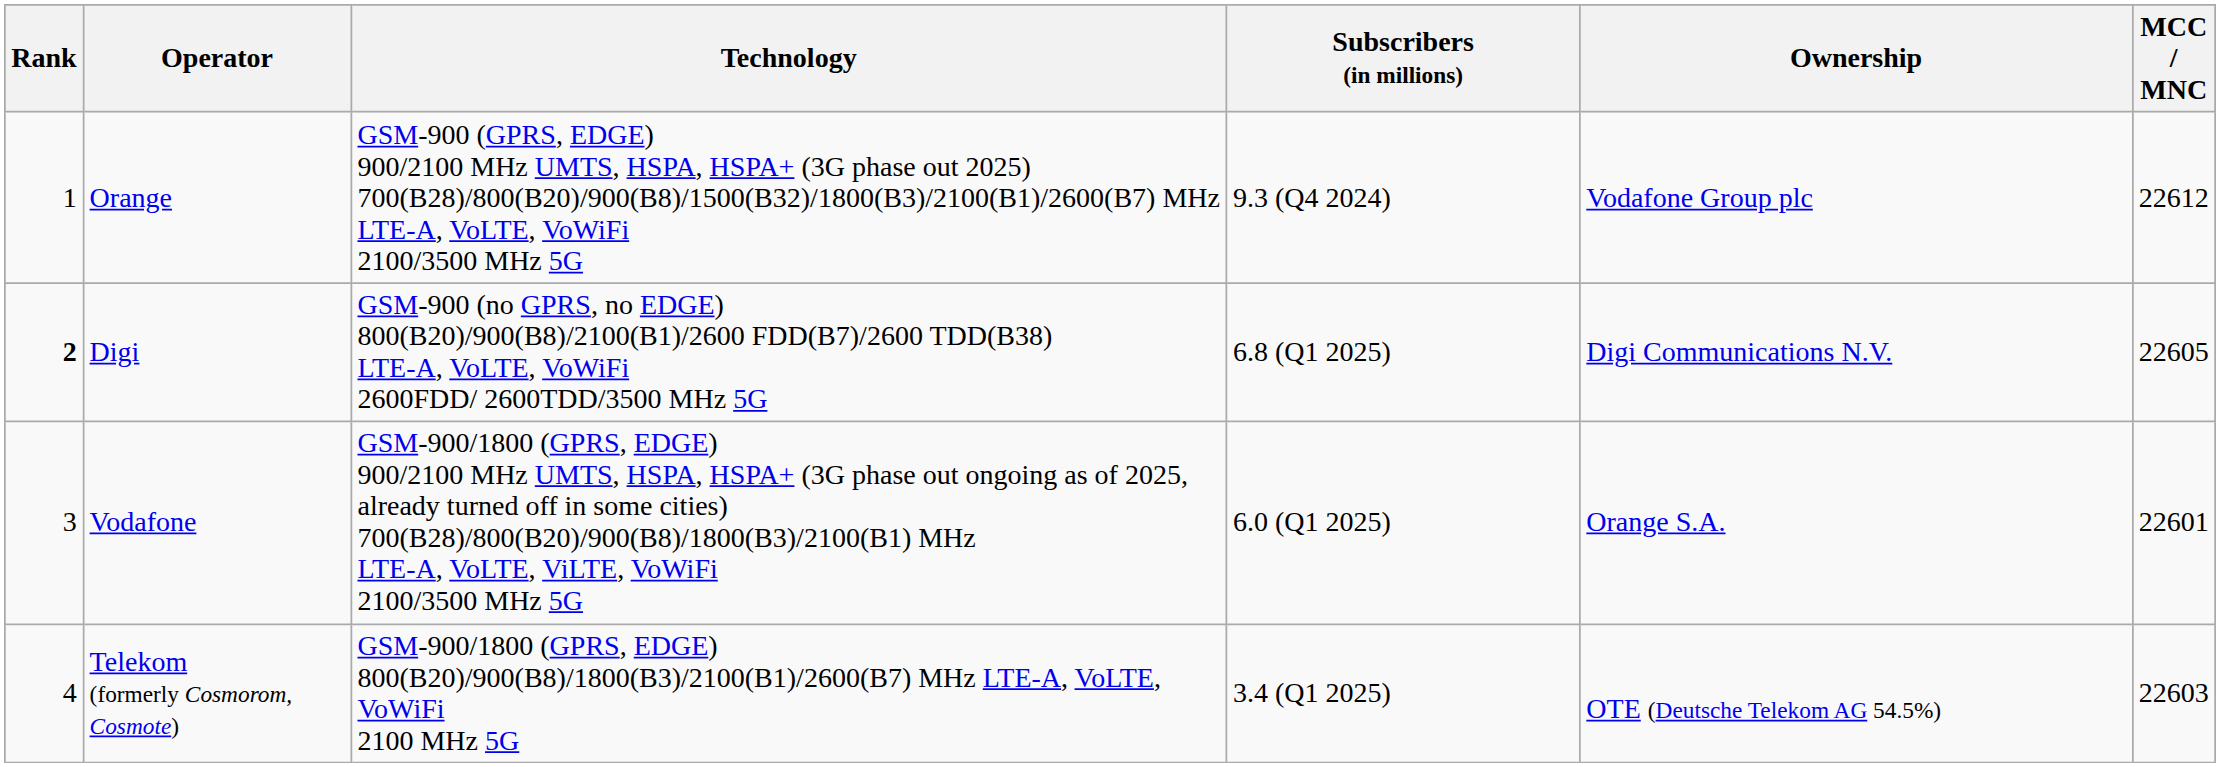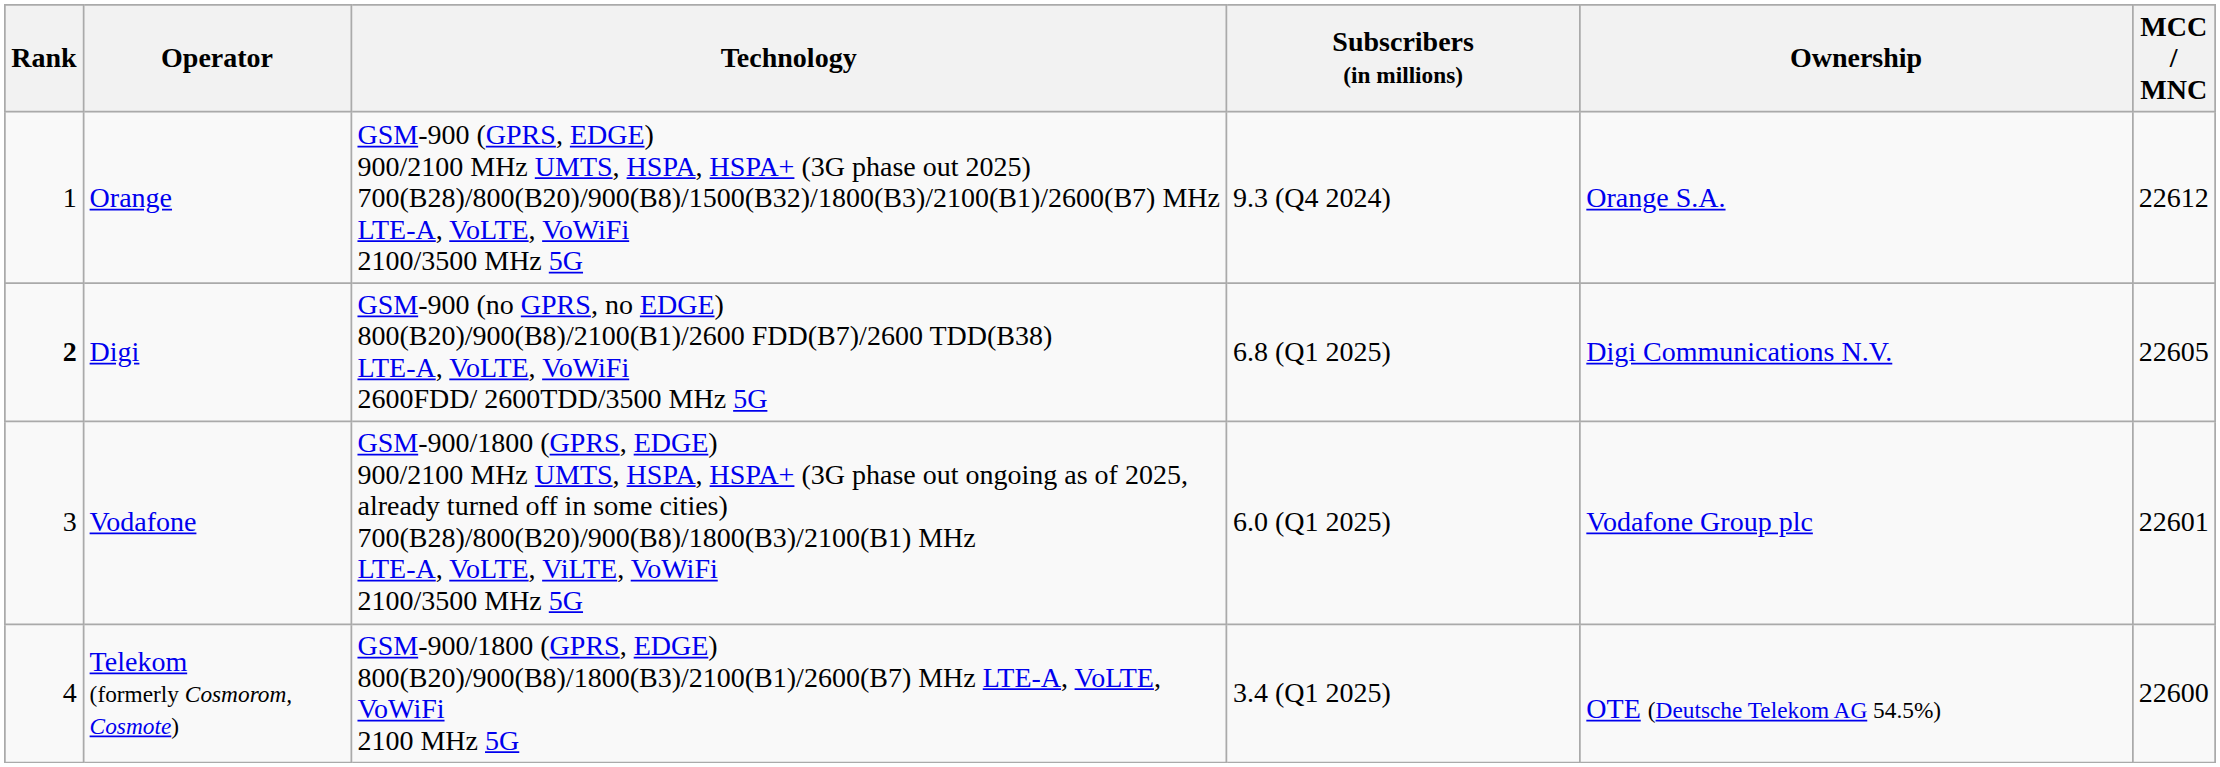(1700, 197) Vodafone Group plc -> (1656, 197) Orange S.A.
(1656, 522) Orange S.A. -> (1700, 522) Vodafone Group plc
(2174, 692) 22603 -> (2174, 692) 22600
